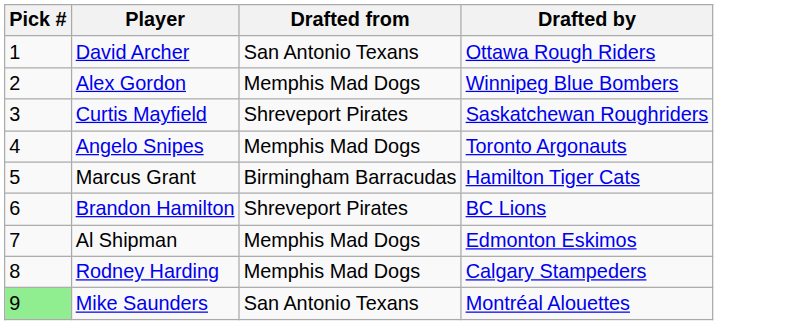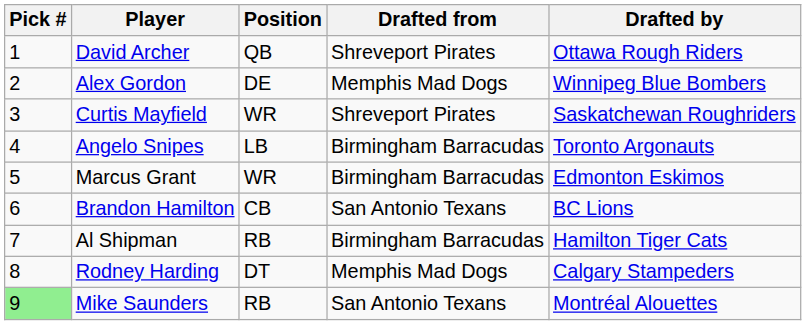+ column: (283, 20)
(331, 51) San Antonio Texans -> (413, 51) Shreveport Pirates
(332, 146) Memphis Mad Dogs -> (437, 146) Birmingham Barracudas
(553, 177) Hamilton Tiger Cats -> (638, 177) Edmonton Eskimos
(326, 209) Shreveport Pirates -> (419, 209) San Antonio Texans
(332, 240) Memphis Mad Dogs -> (437, 240) Birmingham Barracudas
(551, 240) Edmonton Eskimos -> (640, 240) Hamilton Tiger Cats
